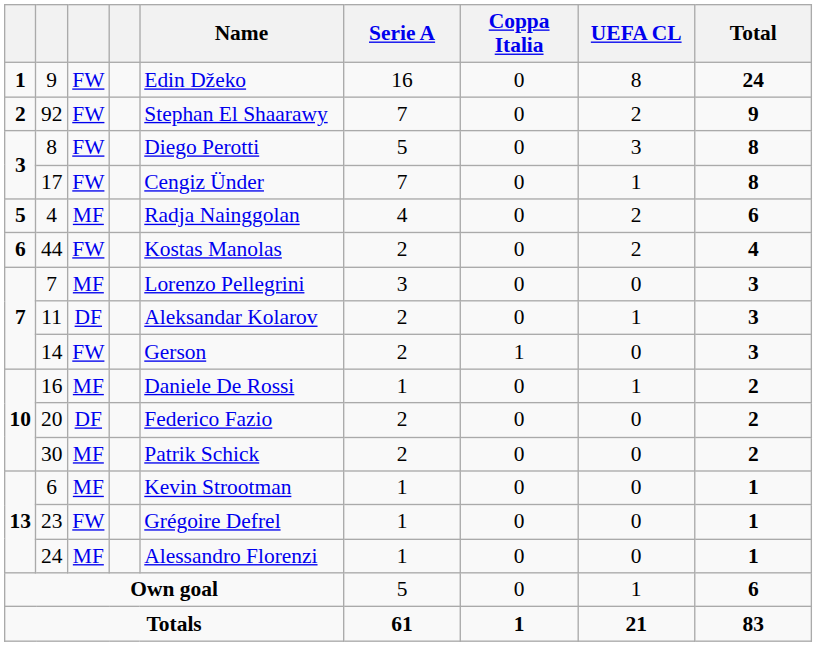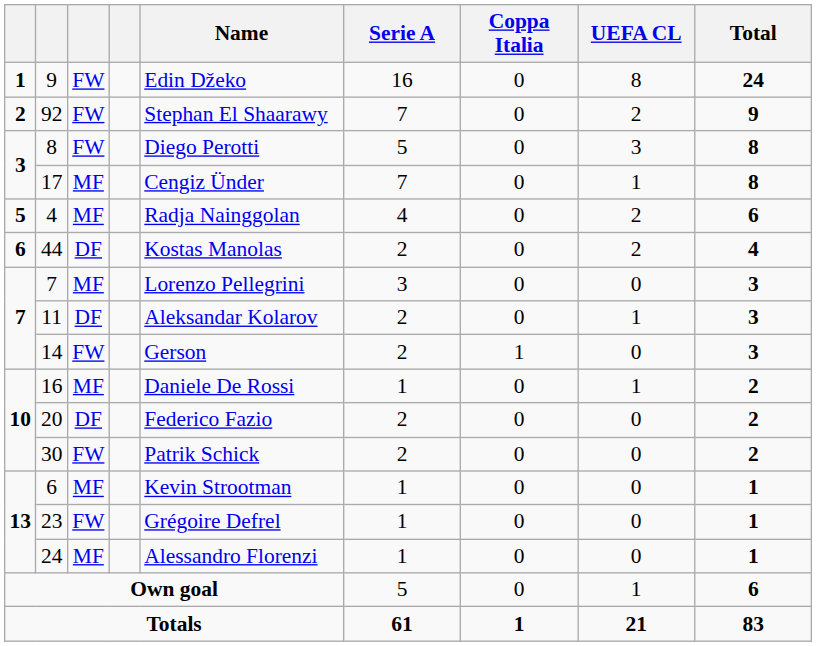(88, 181) FW -> (88, 181) MF
(88, 249) FW -> (88, 249) DF
(88, 453) MF -> (88, 453) FW
